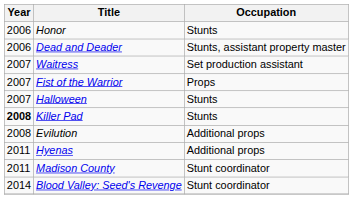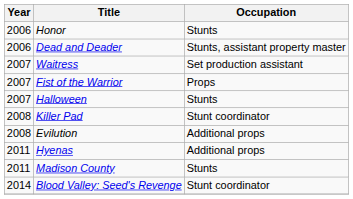(19, 116) bold -> (19, 116) normal
(202, 116) Stunts -> (228, 116) Stunt coordinator
(228, 168) Stunt coordinator -> (202, 168) Stunts
